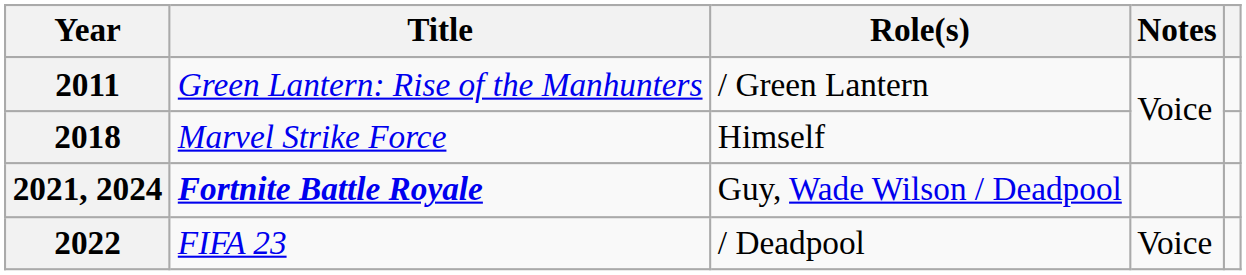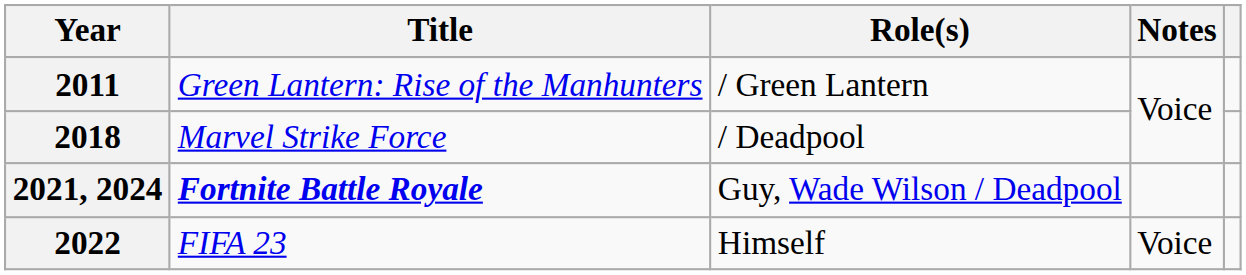(771, 136) Himself -> (791, 136) / Deadpool
(791, 242) / Deadpool -> (771, 242) Himself
